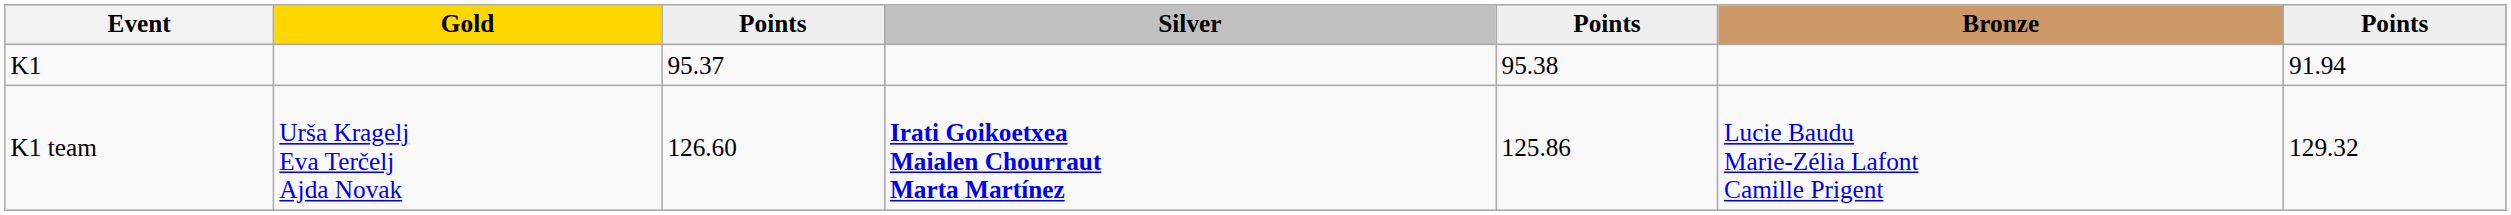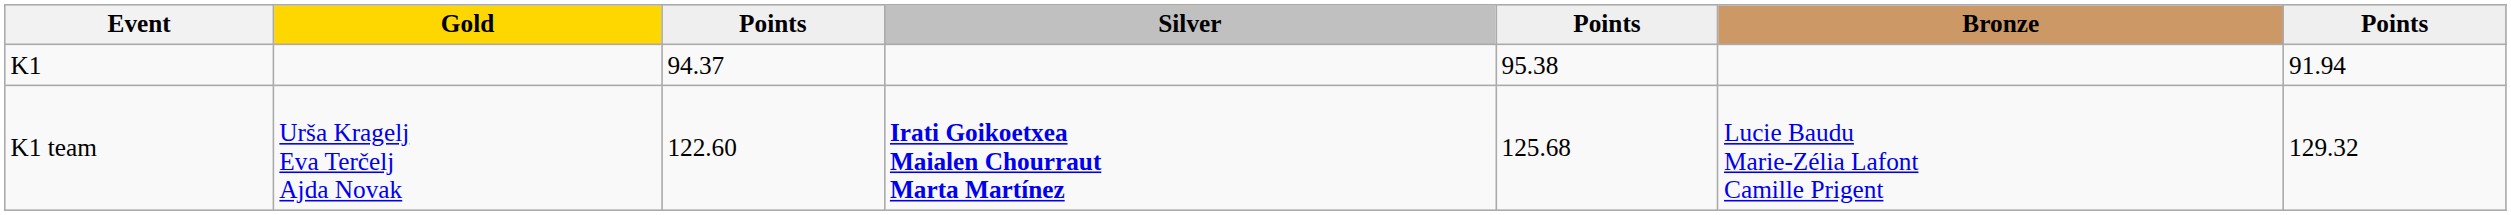(696, 64) 95.37 -> (696, 64) 94.37
(702, 147) 126.60 -> (702, 147) 122.60
(1536, 147) 125.86 -> (1536, 147) 125.68
